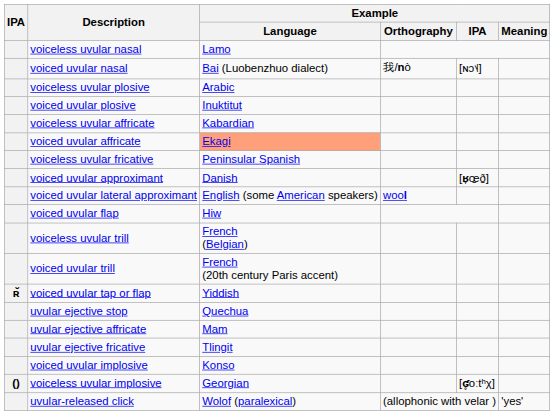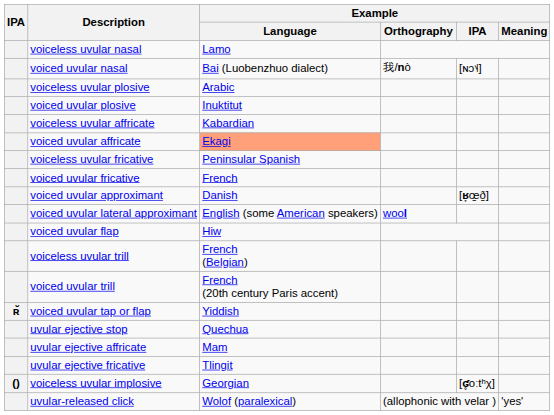+ row: (85, 177)
- row: (89, 365)
